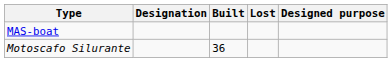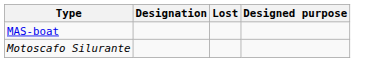- column: (228, 13)
